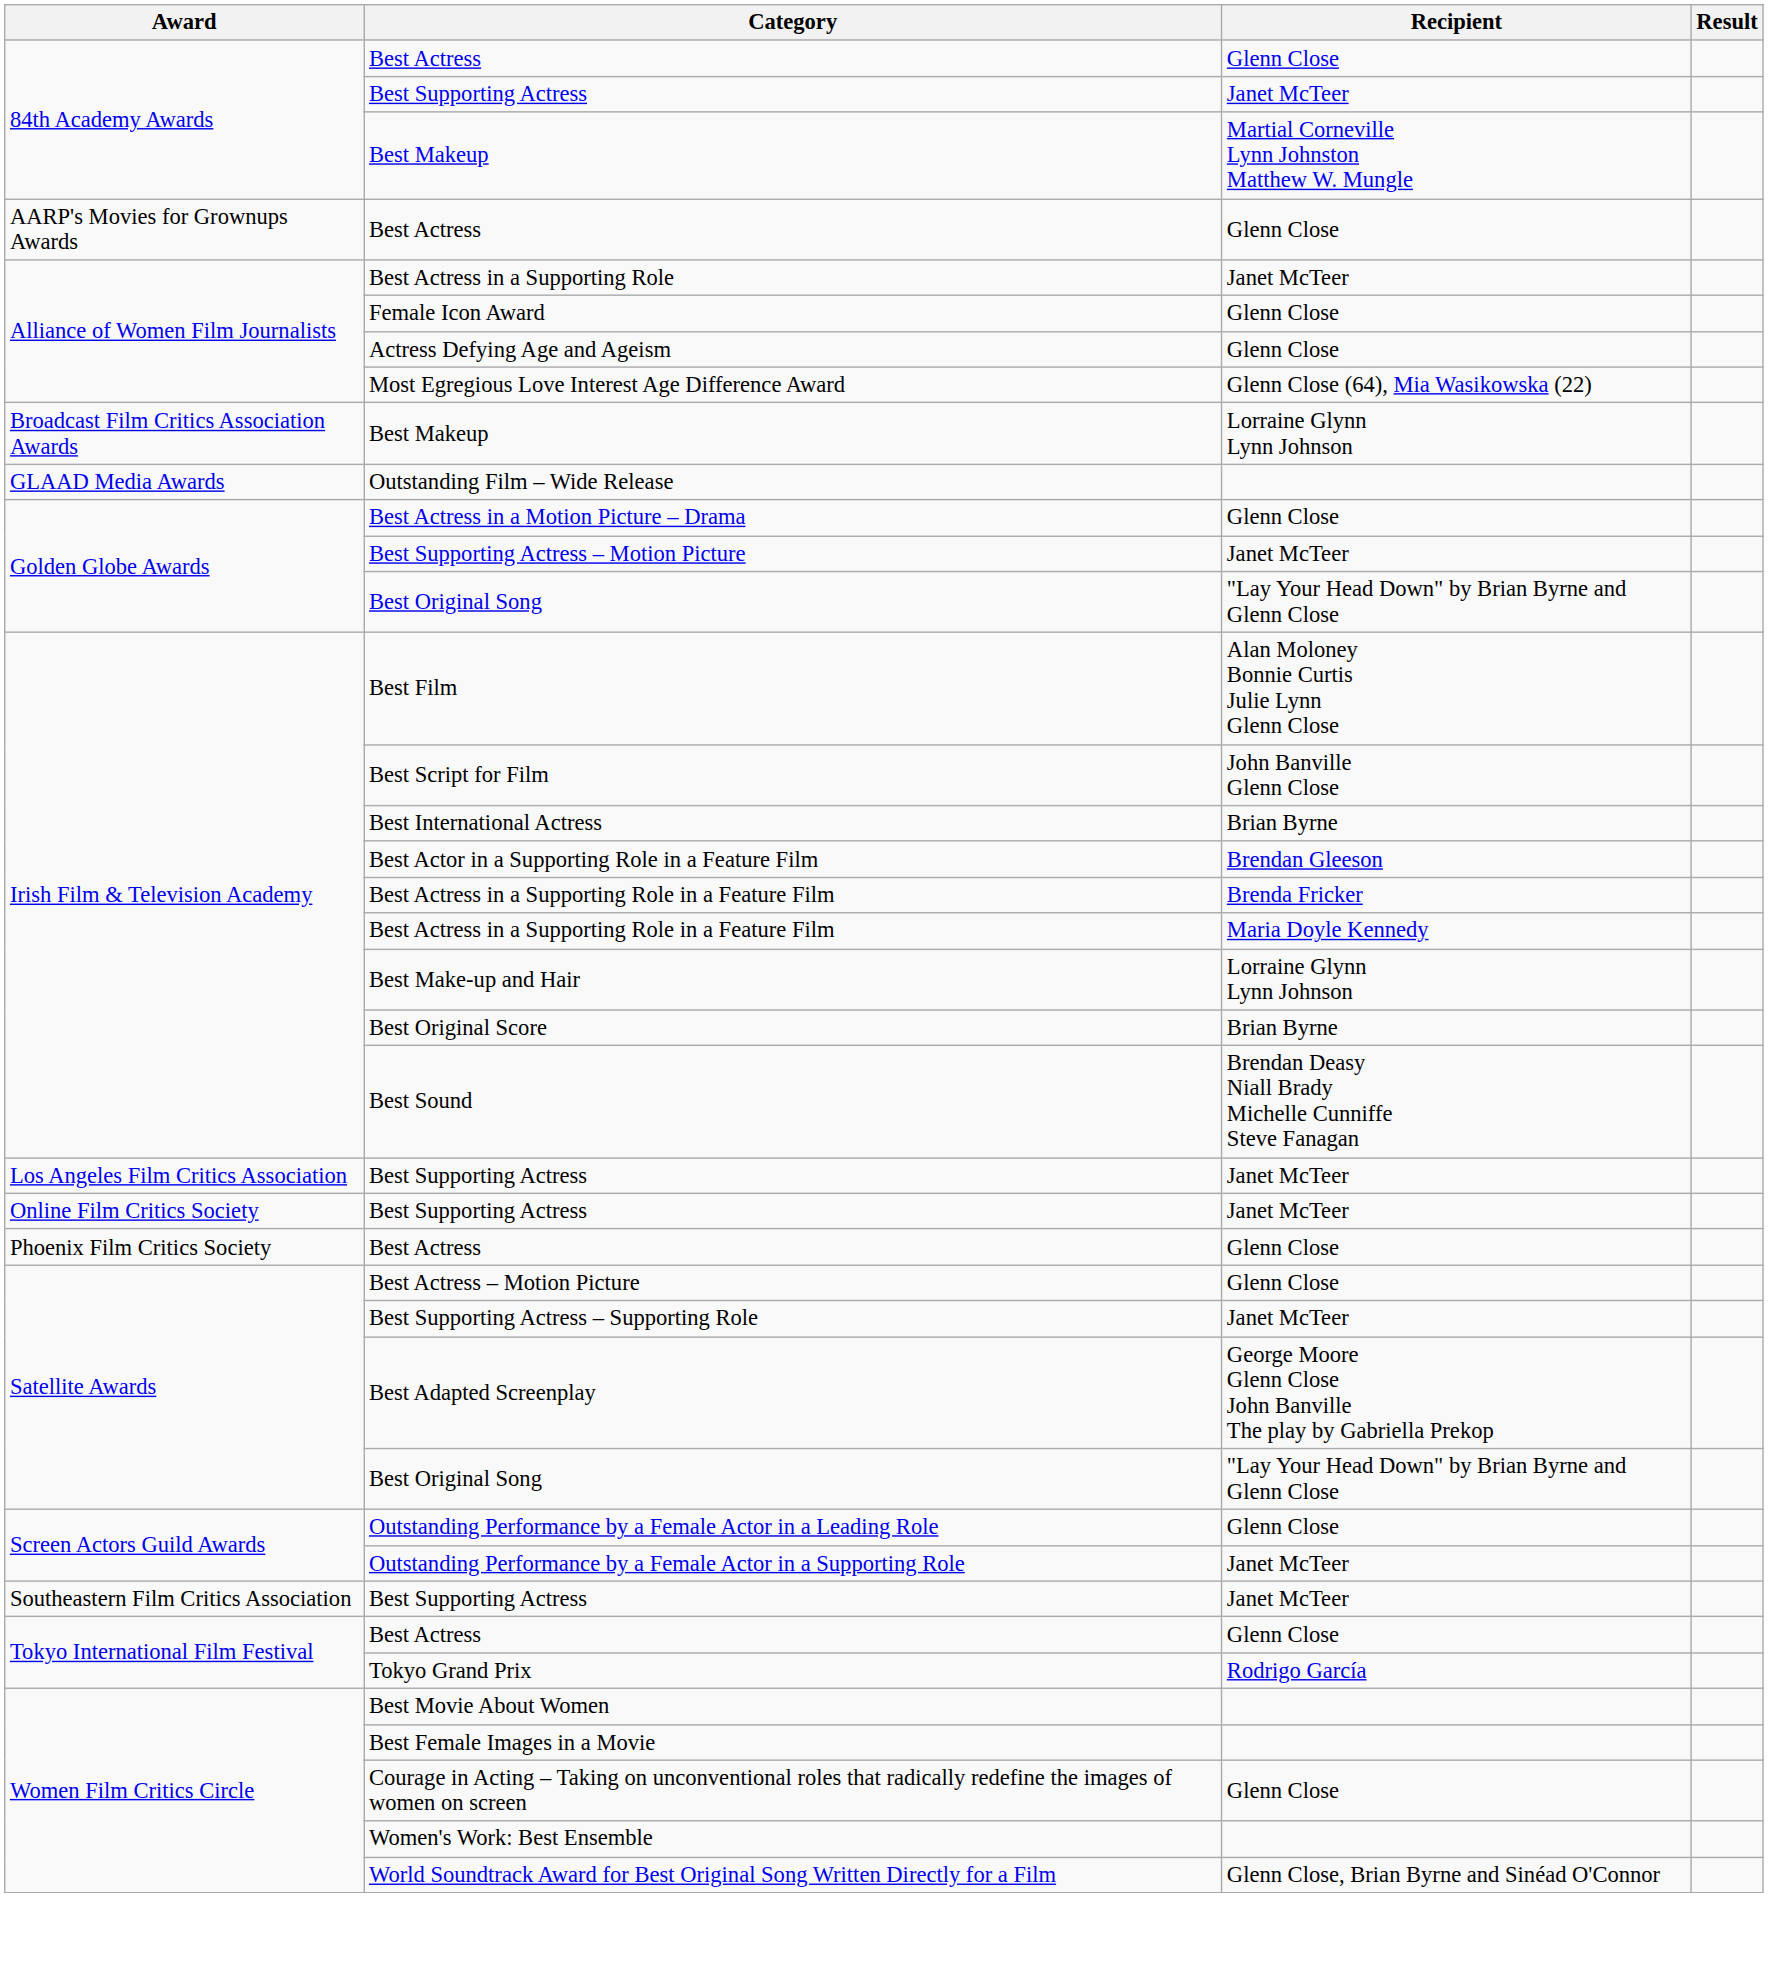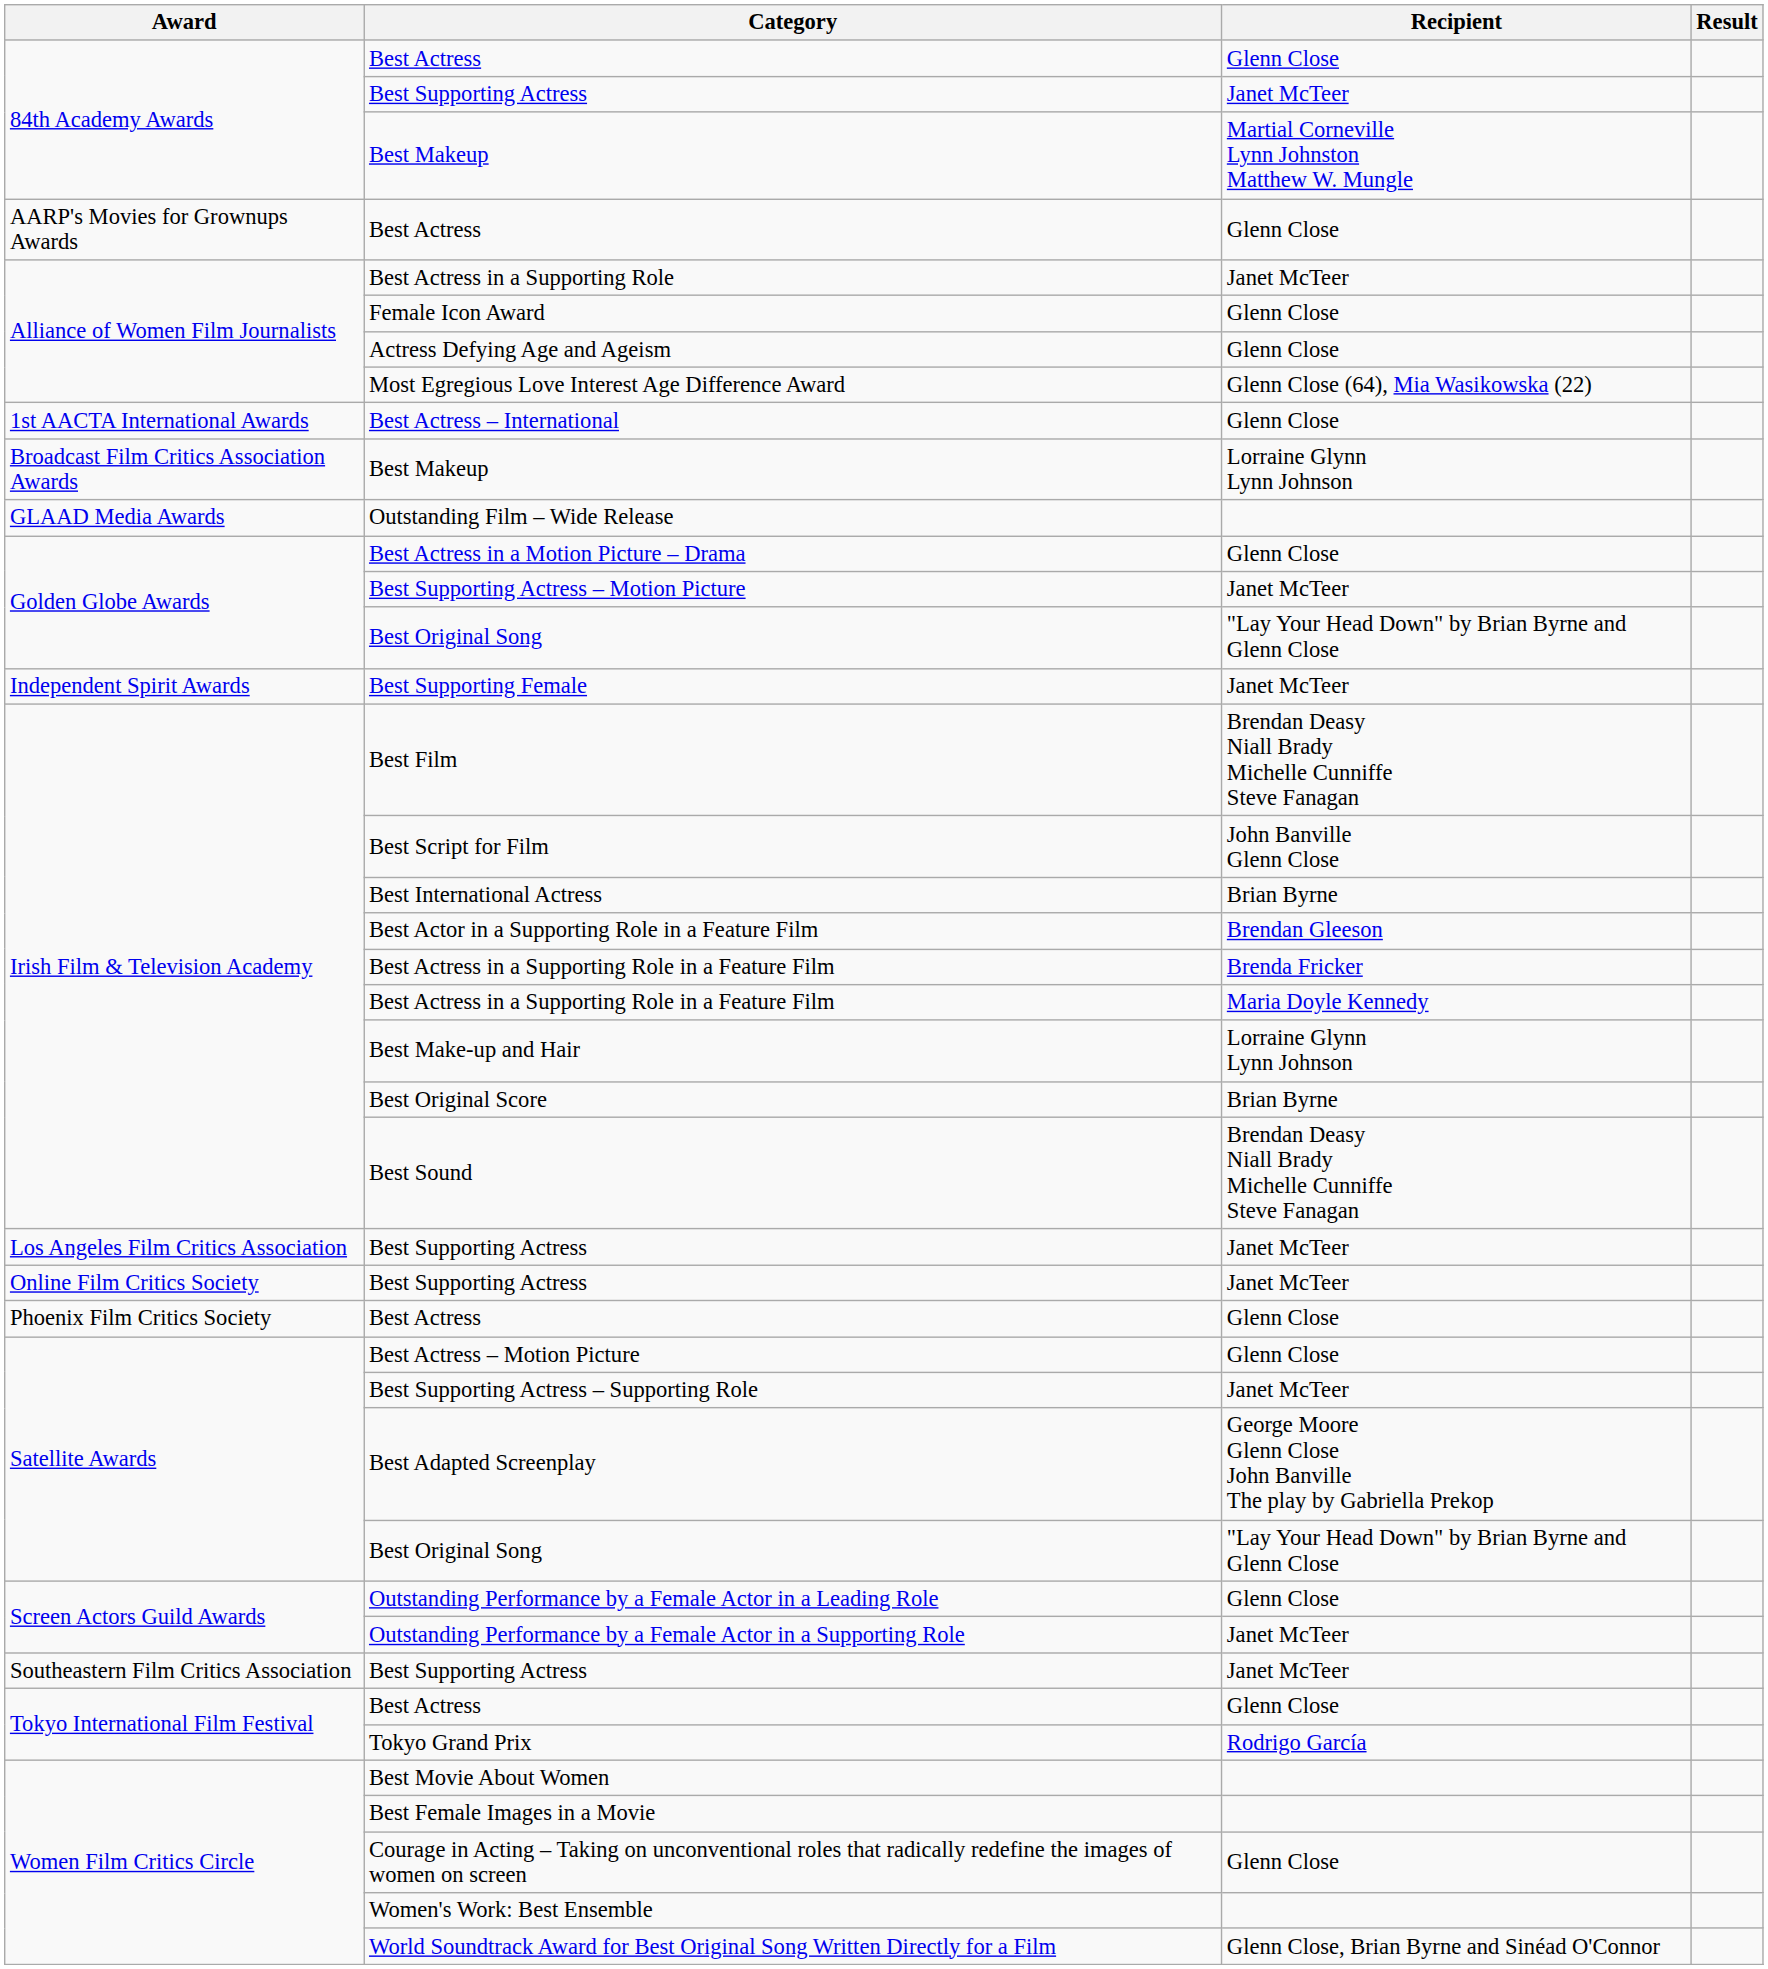+ row: (159, 420)
+ row: (130, 685)
(1292, 688) Alan Moloney Bonnie Curtis Julie Lynn Glenn Close -> (1310, 759) Brendan Deasy Niall Brady Michelle Cunniffe Steve Fanagan
